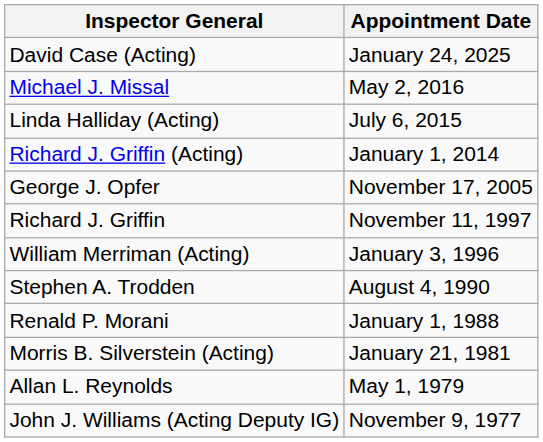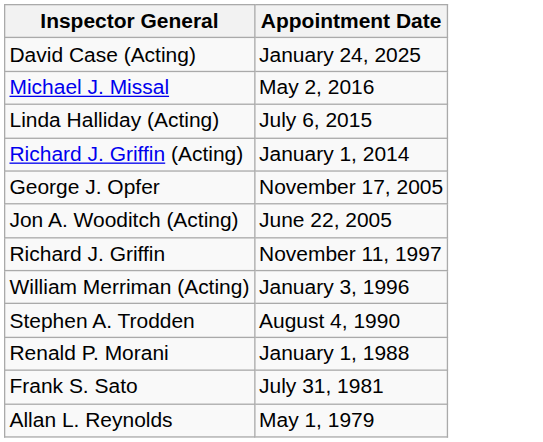+ row: (124, 220)
+ row: (74, 386)
- row: (142, 353)
- row: (174, 420)
